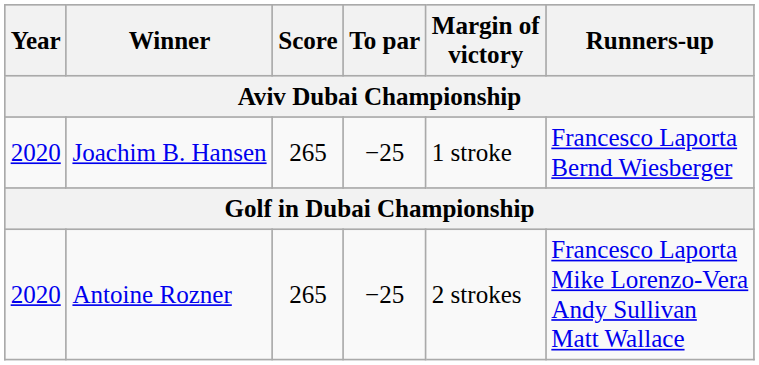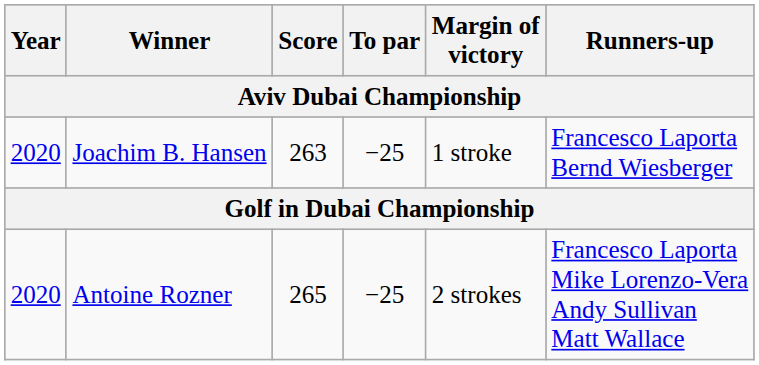(308, 152) 265 -> (308, 152) 263
